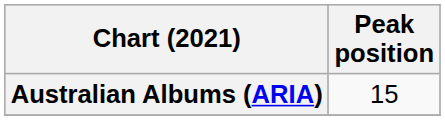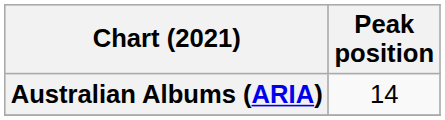(384, 94) 15 -> (384, 94) 14
